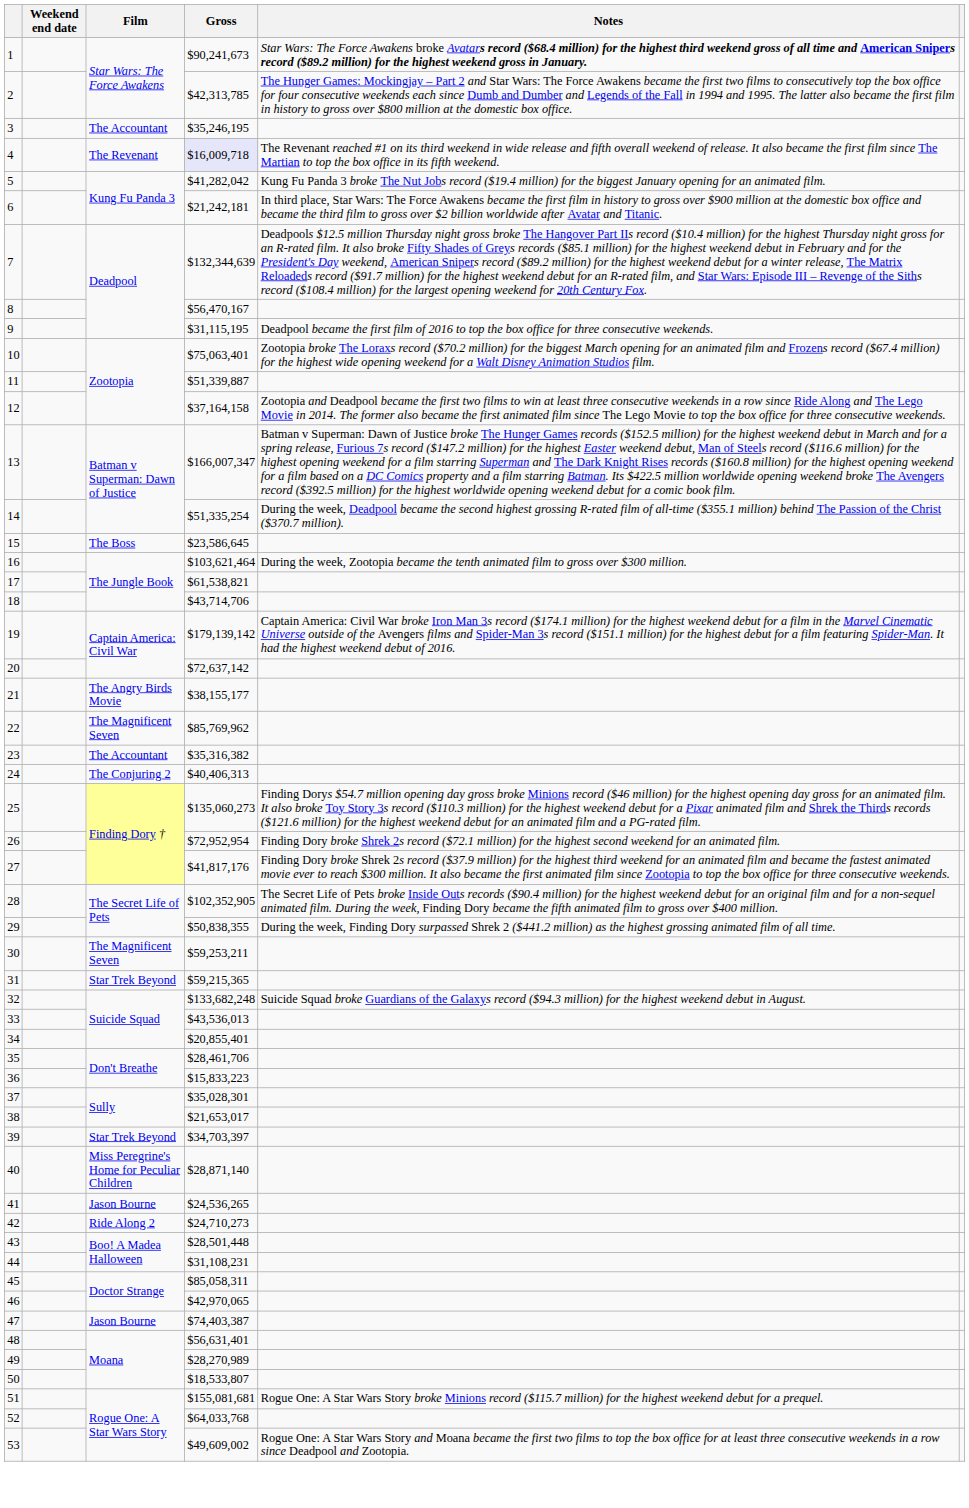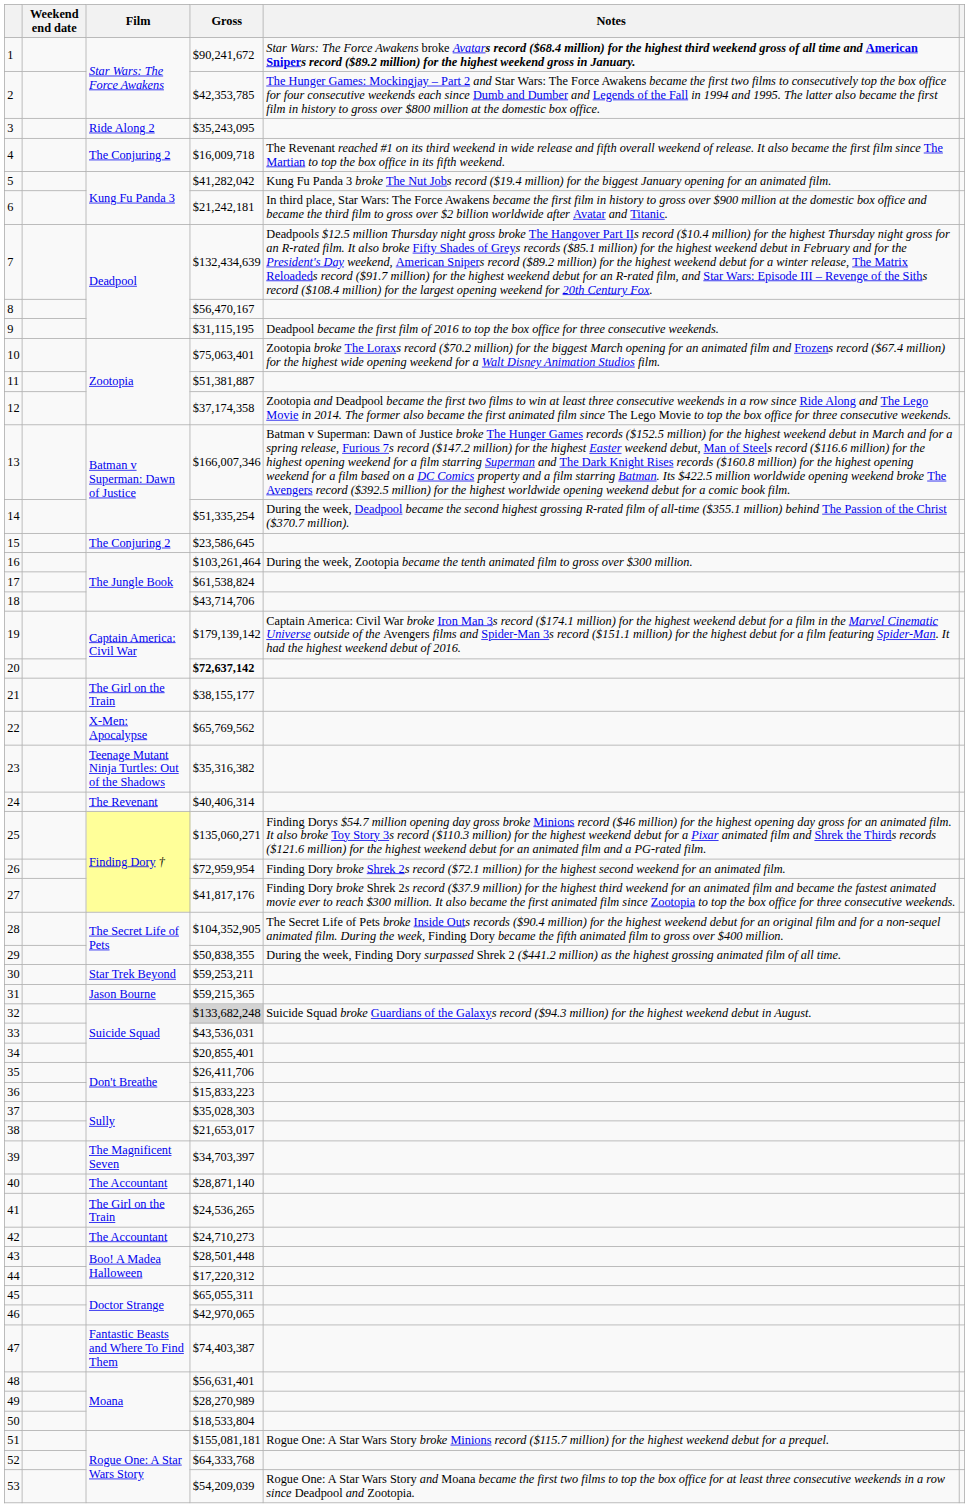(218, 54) $90,241,673 -> (224, 54) $90,241,672
(218, 94) $42,313,785 -> (224, 94) $42,353,785
(128, 128) The Accountant -> (122, 128) Ride Along 2
(218, 128) $35,246,195 -> (224, 128) $35,243,095
(123, 154) The Revenant -> (130, 154) The Conjuring 2
(218, 154) lavender background -> (224, 154) no background
(221, 261) $132,344,639 -> (227, 261) $132,434,639
(218, 381) $51,339,887 -> (224, 381) $51,381,887
(218, 408) $37,164,158 -> (224, 408) $37,174,358
(221, 462) $166,007,347 -> (227, 462) $166,007,346
(112, 542) The Boss -> (130, 542) The Conjuring 2
(221, 562) $103,621,464 -> (227, 562) $103,261,464
(218, 582) $61,538,821 -> (224, 582) $61,538,824
(218, 668) normal -> (224, 668) bold
(131, 694) The Angry Birds Movie -> (127, 694) The Girl on the Train
(130, 728) The Magnificent Seven -> (118, 728) X-Men: Apocalypse
(218, 728) $85,769,962 -> (224, 728) $65,769,562
(128, 754) The Accountant -> (134, 768) Teenage Mutant Ninja Turtles: Out of the Shadows
(130, 774) The Conjuring 2 -> (123, 801) The Revenant
(218, 774) $40,406,313 -> (224, 801) $40,406,314
(221, 807) $135,060,273 -> (227, 835) $135,060,271
(218, 841) $72,952,954 -> (224, 868) $72,959,954
(221, 900) $102,352,905 -> (227, 928) $104,352,905
(130, 953) The Magnificent Seven -> (132, 974) Star Trek Beyond
(133, 980) Star Trek Beyond -> (122, 994) Jason Bourne
(221, 999) no background -> (227, 1013) lightgrey background
(218, 1019) $43,536,013 -> (224, 1033) $43,536,031
(218, 1058) $28,461,706 -> (223, 1072) $26,411,706
(218, 1097) $35,028,301 -> (224, 1111) $35,028,303
(133, 1136) Star Trek Beyond -> (130, 1157) The Magnificent Seven
(135, 1170) Miss Peregrine's Home for Peculiar Children -> (128, 1183) The Accountant
(122, 1203) Jason Bourne -> (127, 1210) The Girl on the Train
(122, 1222) Ride Along 2 -> (128, 1236) The Accountant
(218, 1262) $31,108,231 -> (224, 1275) $17,220,312
(218, 1281) $85,058,311 -> (223, 1295) $65,055,311
(122, 1320) Jason Bourne -> (136, 1348) Fantastic Beasts and Where To Find Them
(218, 1379) $18,533,807 -> (224, 1420) $18,533,804
(221, 1398) $155,081,681 -> (227, 1440) $155,081,181
(218, 1418) $64,033,768 -> (224, 1459) $64,333,768
(218, 1444) $49,609,002 -> (224, 1486) $54,209,039
